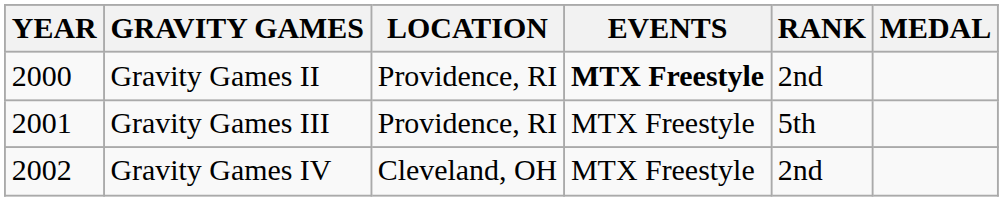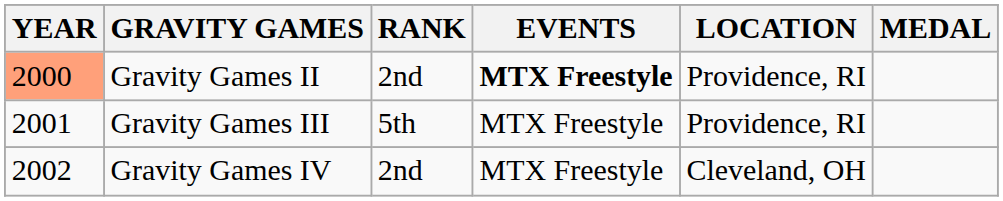columns swapped: (467, 28) <-> (822, 28)
(42, 75) no background -> (42, 75) lightsalmon background
